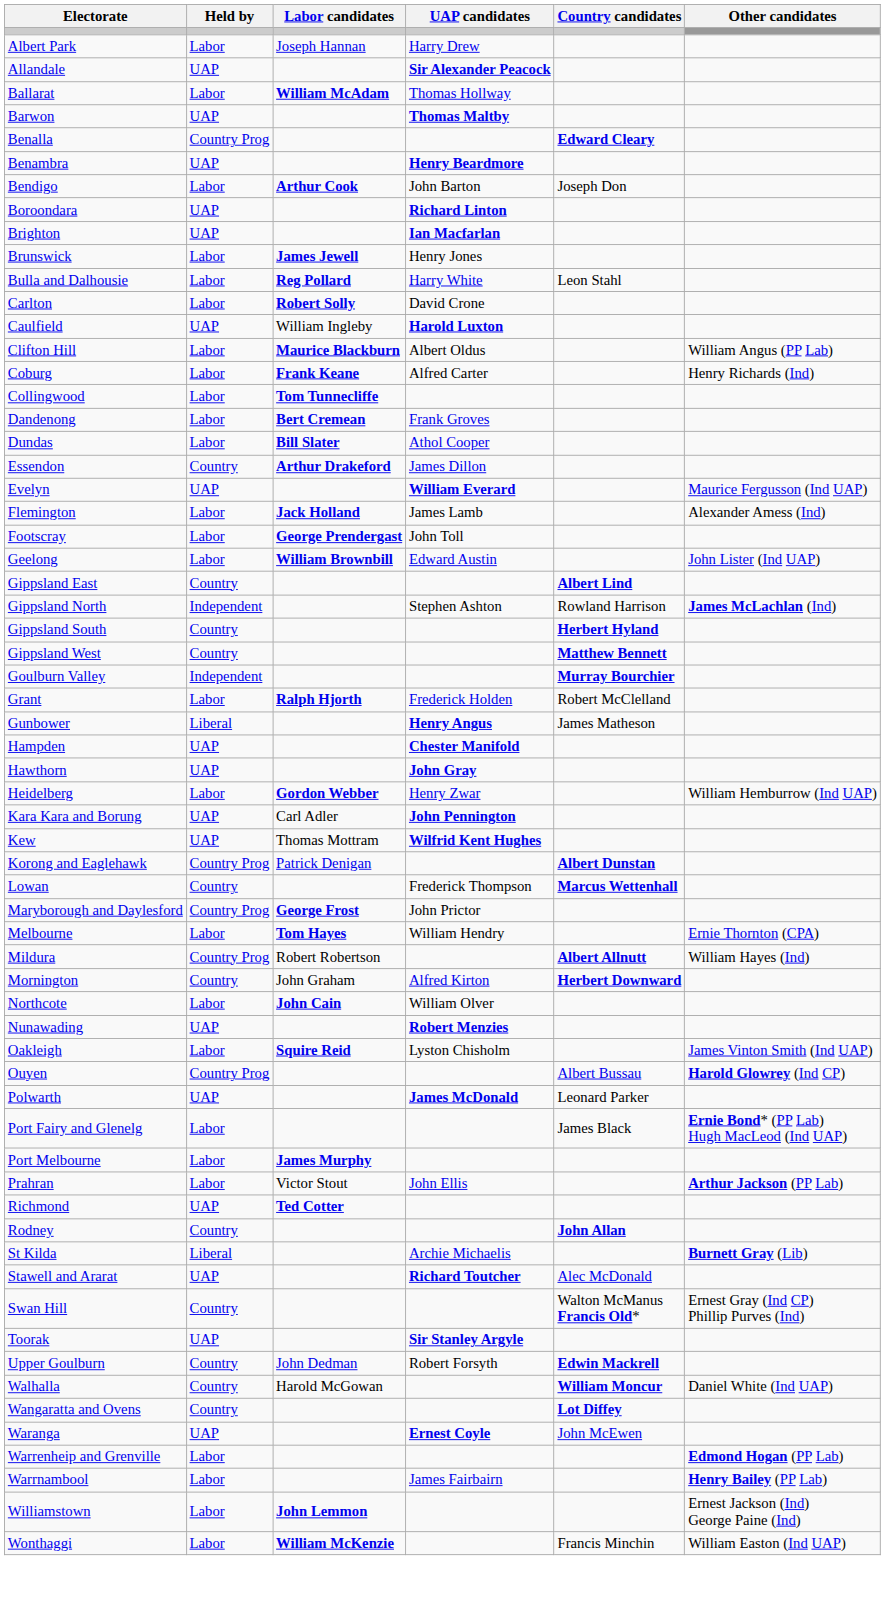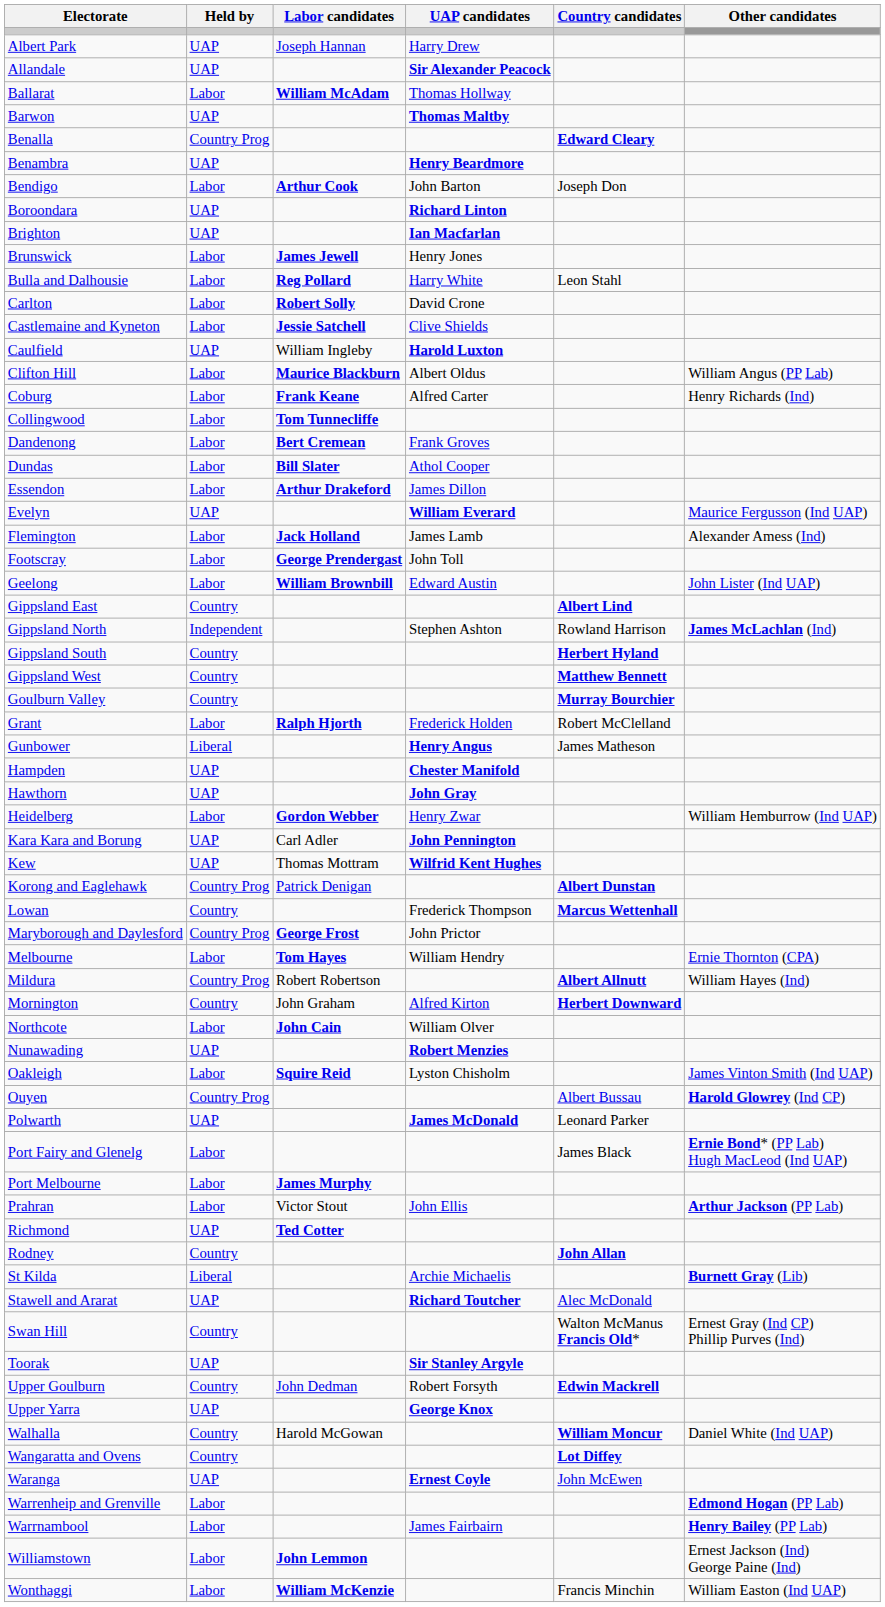(207, 46) Labor -> (204, 46) UAP
+ row: (84, 326)
(214, 466) Country -> (207, 489) Labor
(226, 676) Independent -> (214, 699) Country
+ row: (44, 1410)
